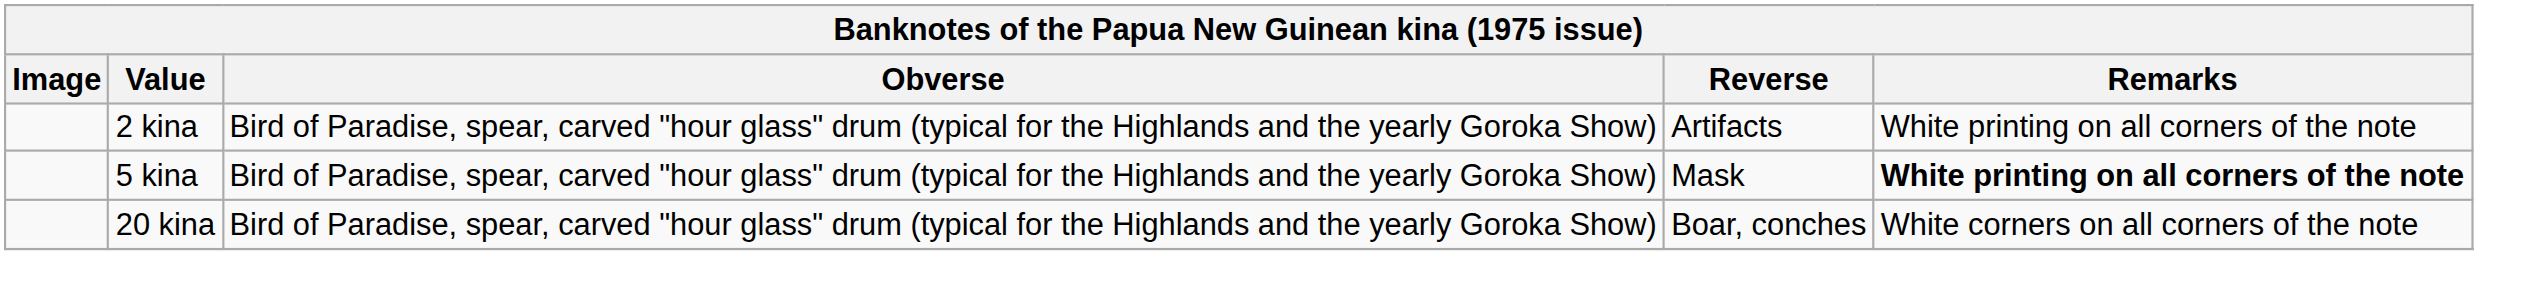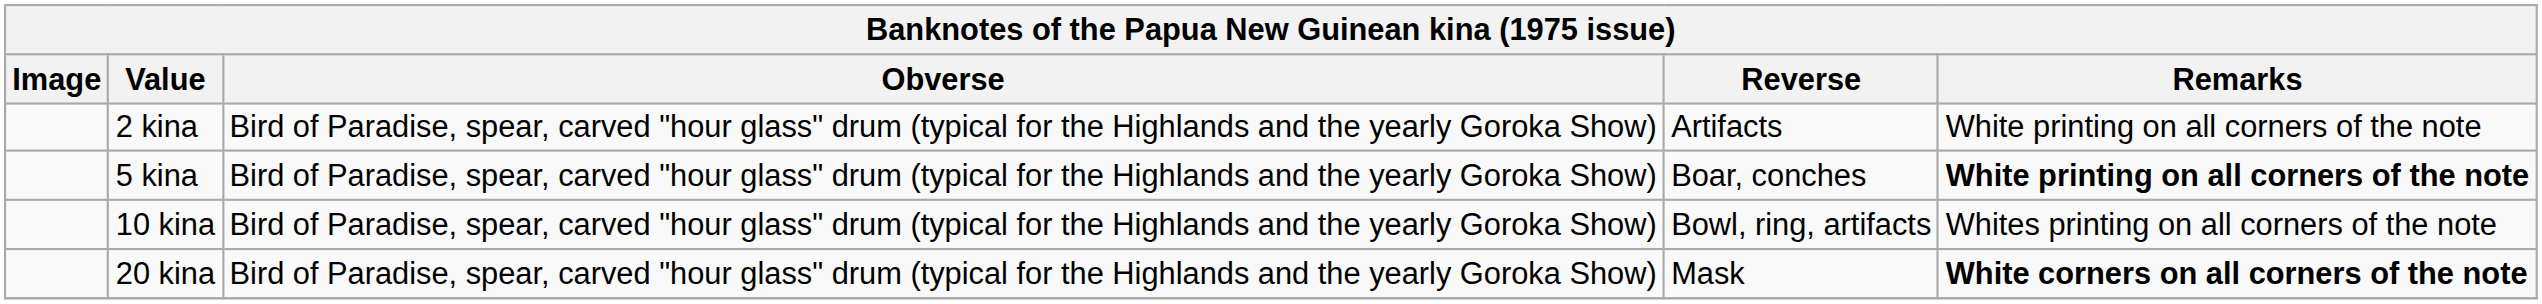(1708, 176) Mask -> (1769, 176) Boar, conches
+ row: (165, 225)
(1769, 225) Boar, conches -> (1708, 273) Mask
(2150, 225) normal -> (2237, 273) bold
